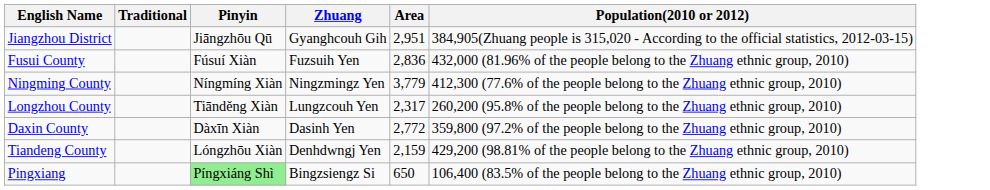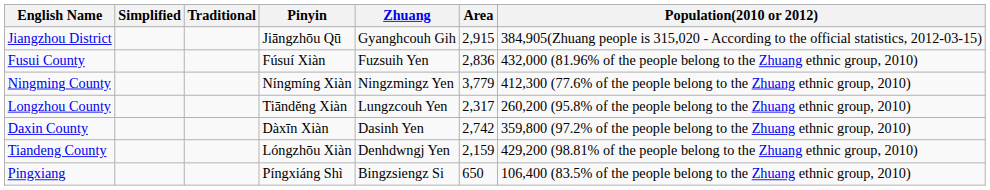+ column: (150, 15)
(409, 38) 2,951 -> (478, 38) 2,915
(409, 128) 2,772 -> (478, 128) 2,742
(234, 173) lightgreen background -> (303, 173) no background
